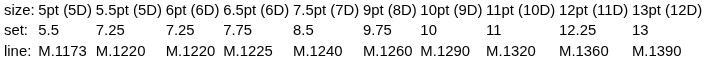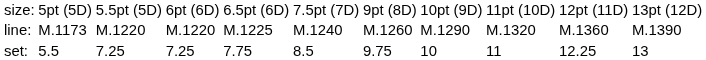rows swapped: (16, 30) <-> (18, 51)
